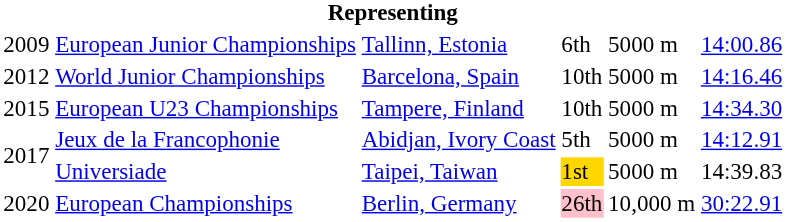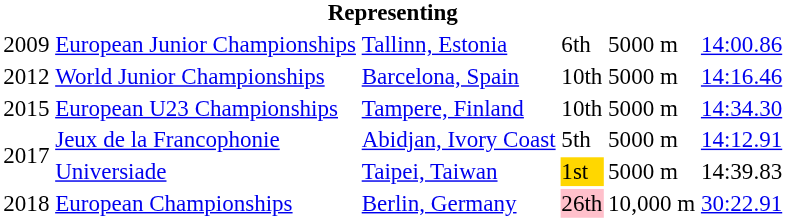(26, 203) 2020 -> (26, 203) 2018
